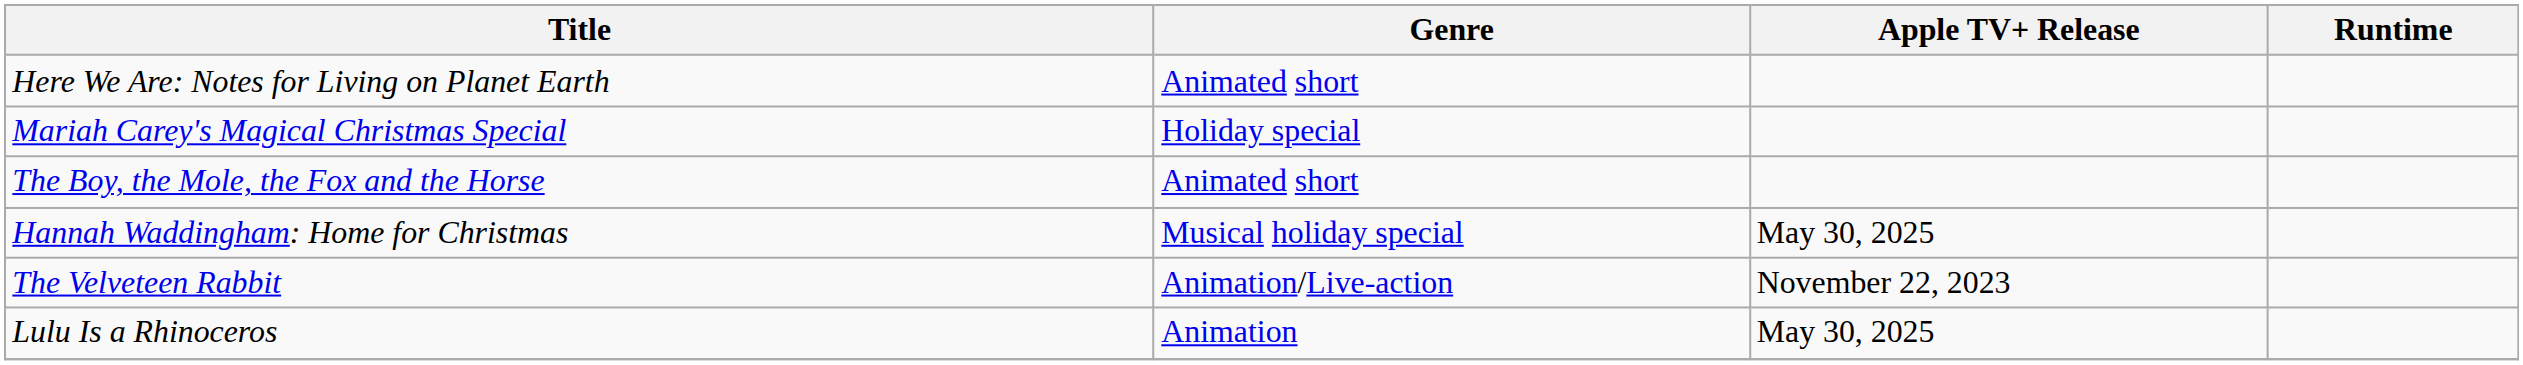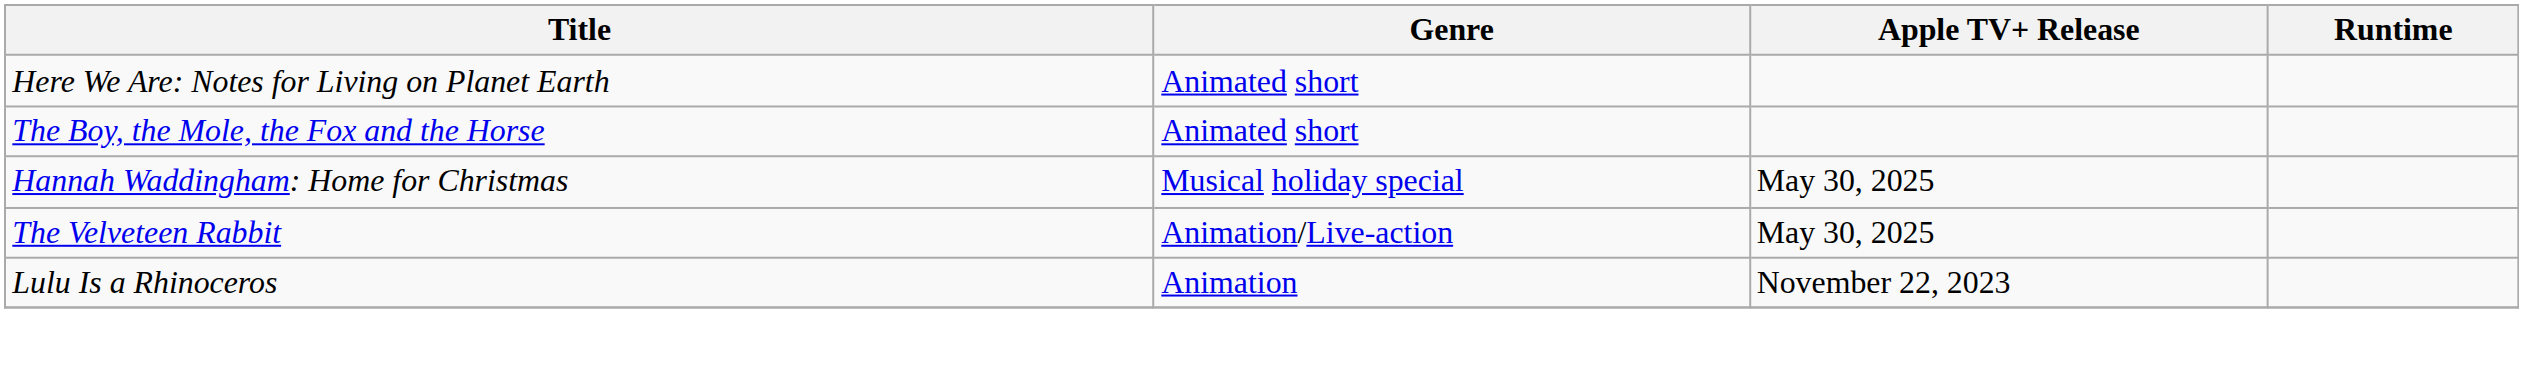- row: (289, 130)
(1884, 282) November 22, 2023 -> (1846, 231) May 30, 2025
(1846, 332) May 30, 2025 -> (1884, 282) November 22, 2023
